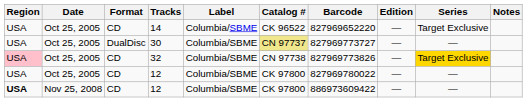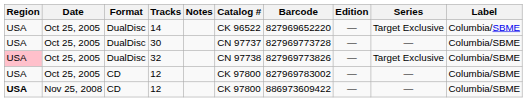columns swapped: (221, 12) <-> (507, 12)
(114, 27) CD -> (126, 27) DualDisc
(284, 43) khaki background -> (239, 43) no background
(343, 43) 827969773727 -> (298, 43) 827969773728
(114, 58) CD -> (126, 58) DualDisc
(453, 58) gold background -> (408, 58) no background
(343, 74) 827969780022 -> (298, 74) 827969783002
